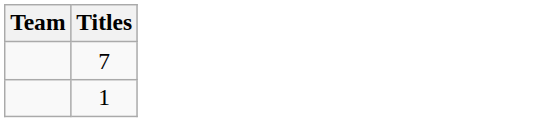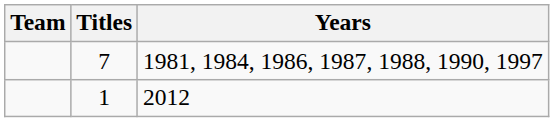+ column: (343, 23)
